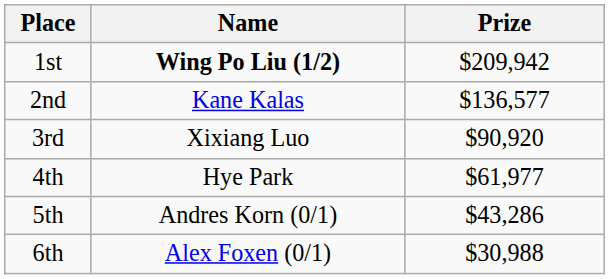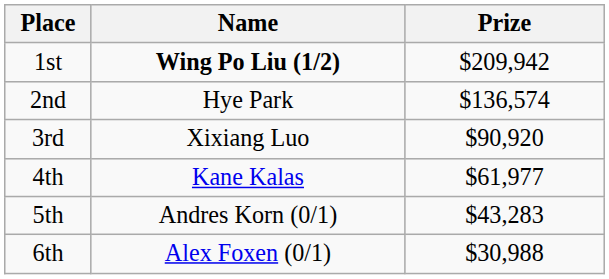(248, 100) Kane Kalas -> (248, 100) Hye Park
(504, 100) $136,577 -> (504, 100) $136,574
(248, 176) Hye Park -> (248, 176) Kane Kalas
(504, 215) $43,286 -> (504, 215) $43,283
